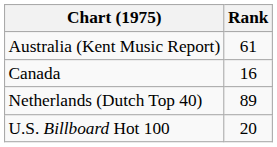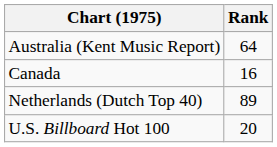(248, 45) 61 -> (248, 45) 64
